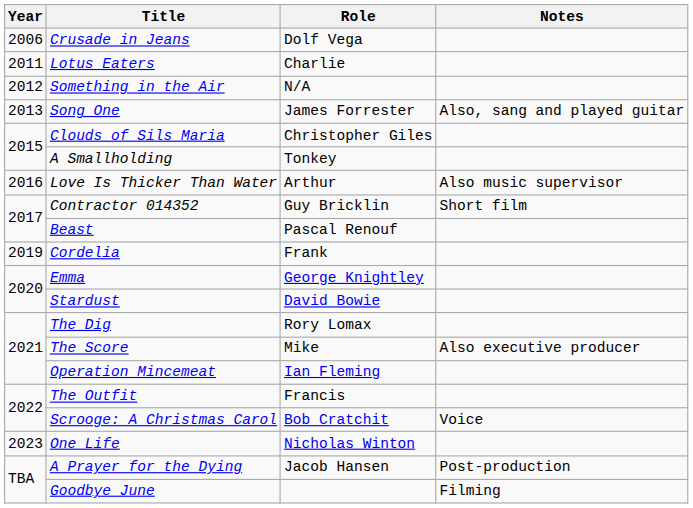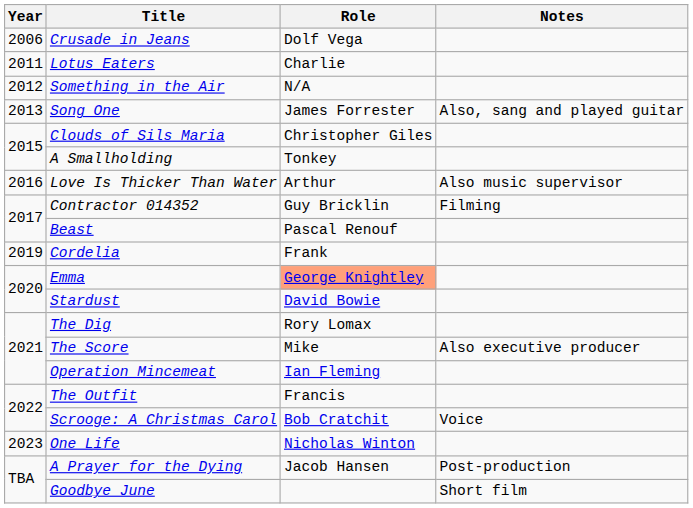(483, 206) Short film -> (470, 206) Filming
(354, 277) no background -> (354, 277) lightsalmon background
(470, 491) Filming -> (483, 491) Short film
